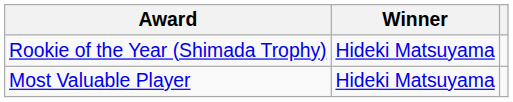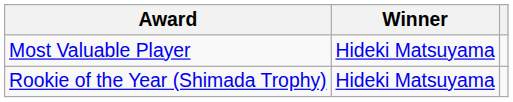rows swapped: (100, 81) <-> (168, 50)
